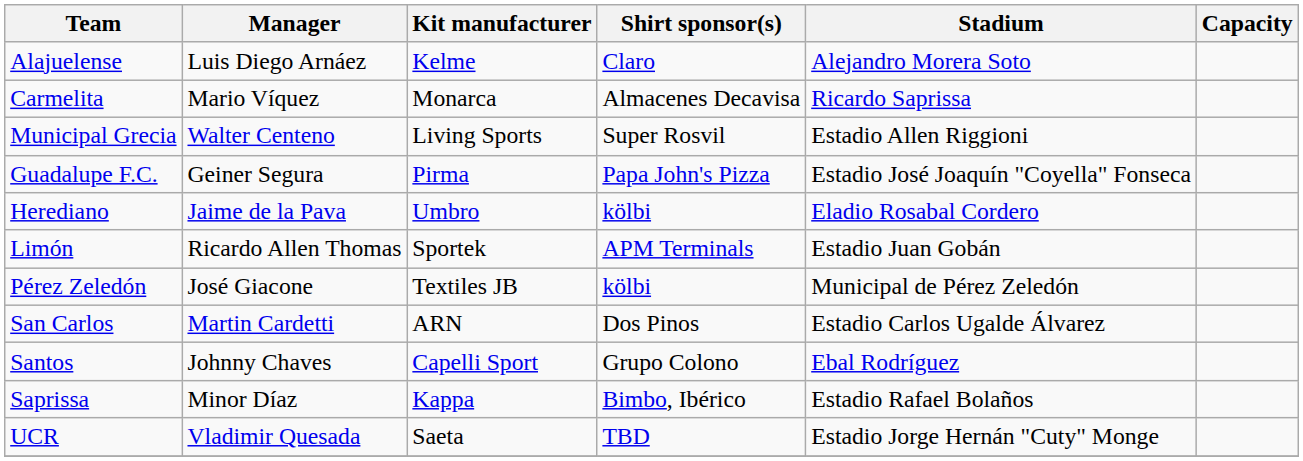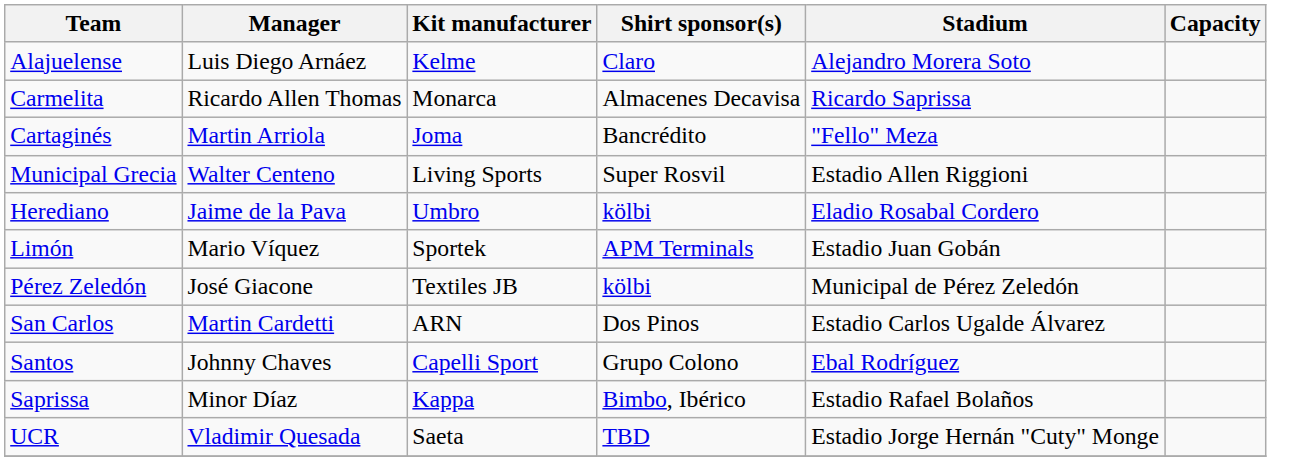(253, 98) Mario Víquez -> (294, 98) Ricardo Allen Thomas
+ row: (61, 135)
- row: (84, 173)
(294, 248) Ricardo Allen Thomas -> (253, 248) Mario Víquez
